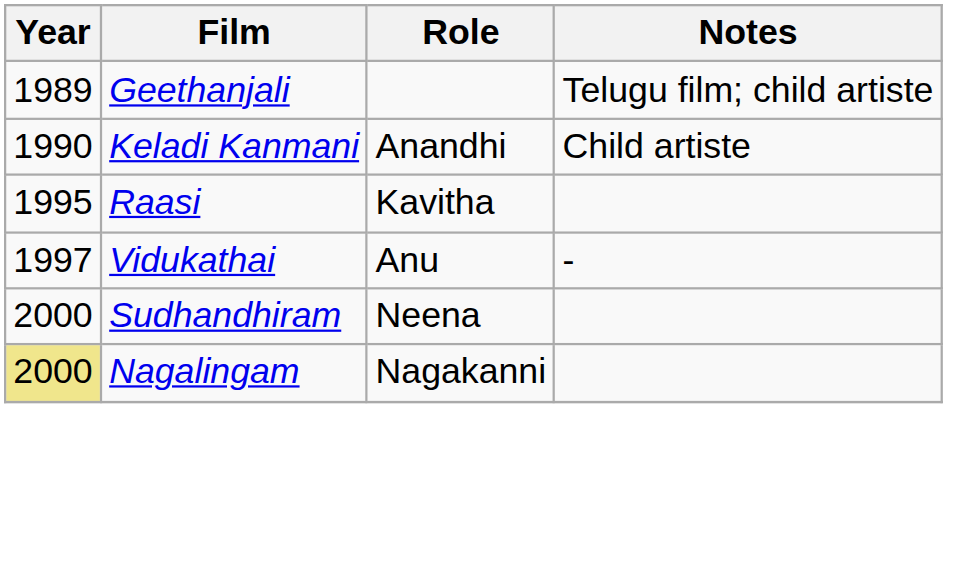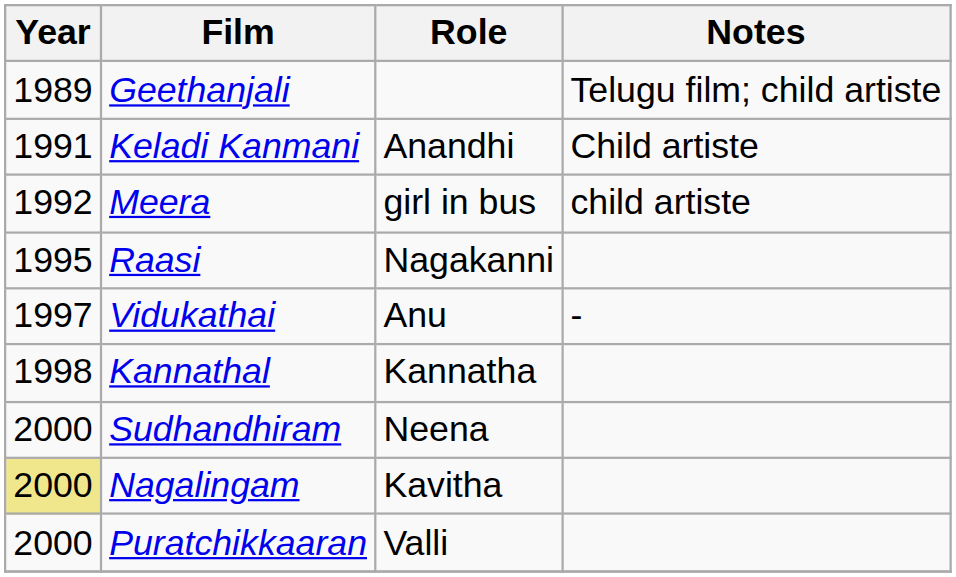(53, 145) 1990 -> (53, 145) 1991
+ row: (160, 202)
(435, 202) Kavitha -> (469, 259) Nagakanni
+ row: (190, 372)
(461, 372) Nagakanni -> (443, 485) Kavitha
+ row: (238, 542)
